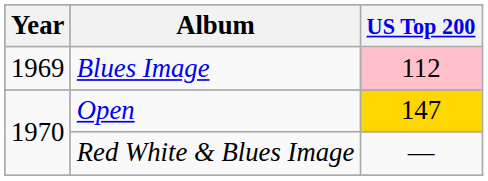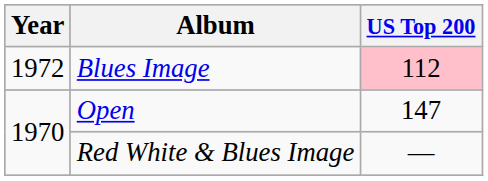(38, 68) 1969 -> (38, 68) 1972
(421, 110) gold background -> (421, 110) no background
